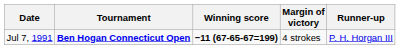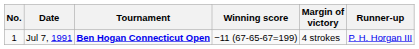+ column: (14, 17)
(236, 37) bold -> (256, 37) normal
